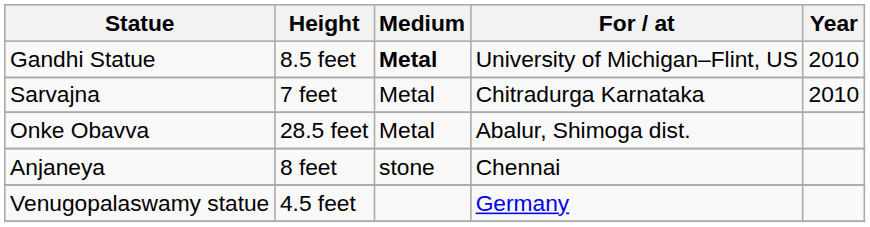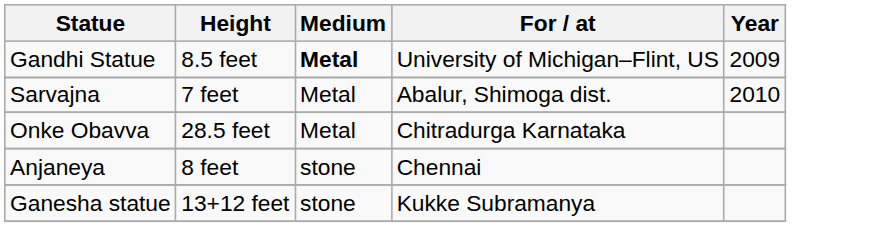(834, 59) 2010 -> (755, 59) 2009
(590, 95) Chitradurga Karnataka -> (504, 95) Abalur, Shimoga dist.
(583, 131) Abalur, Shimoga dist. -> (511, 131) Chitradurga Karnataka
- row: (140, 203)
+ row: (90, 203)
